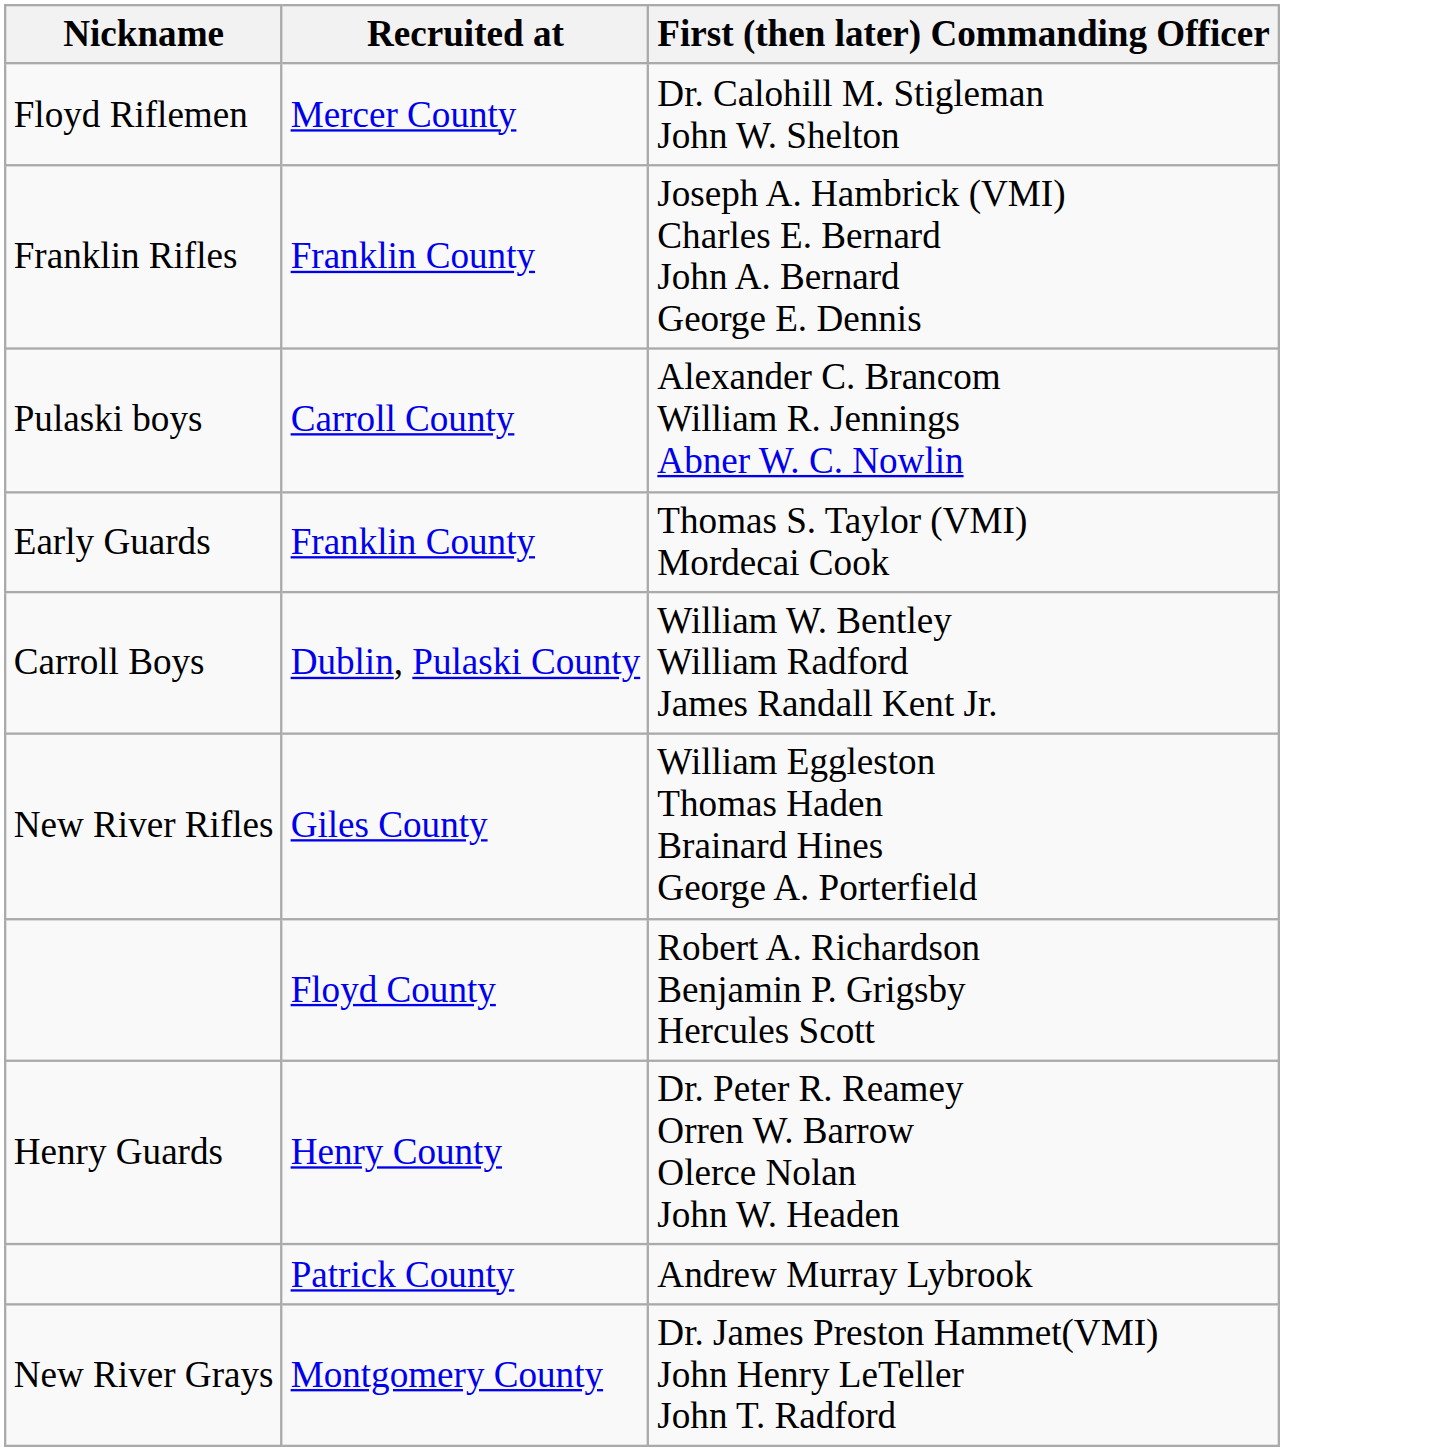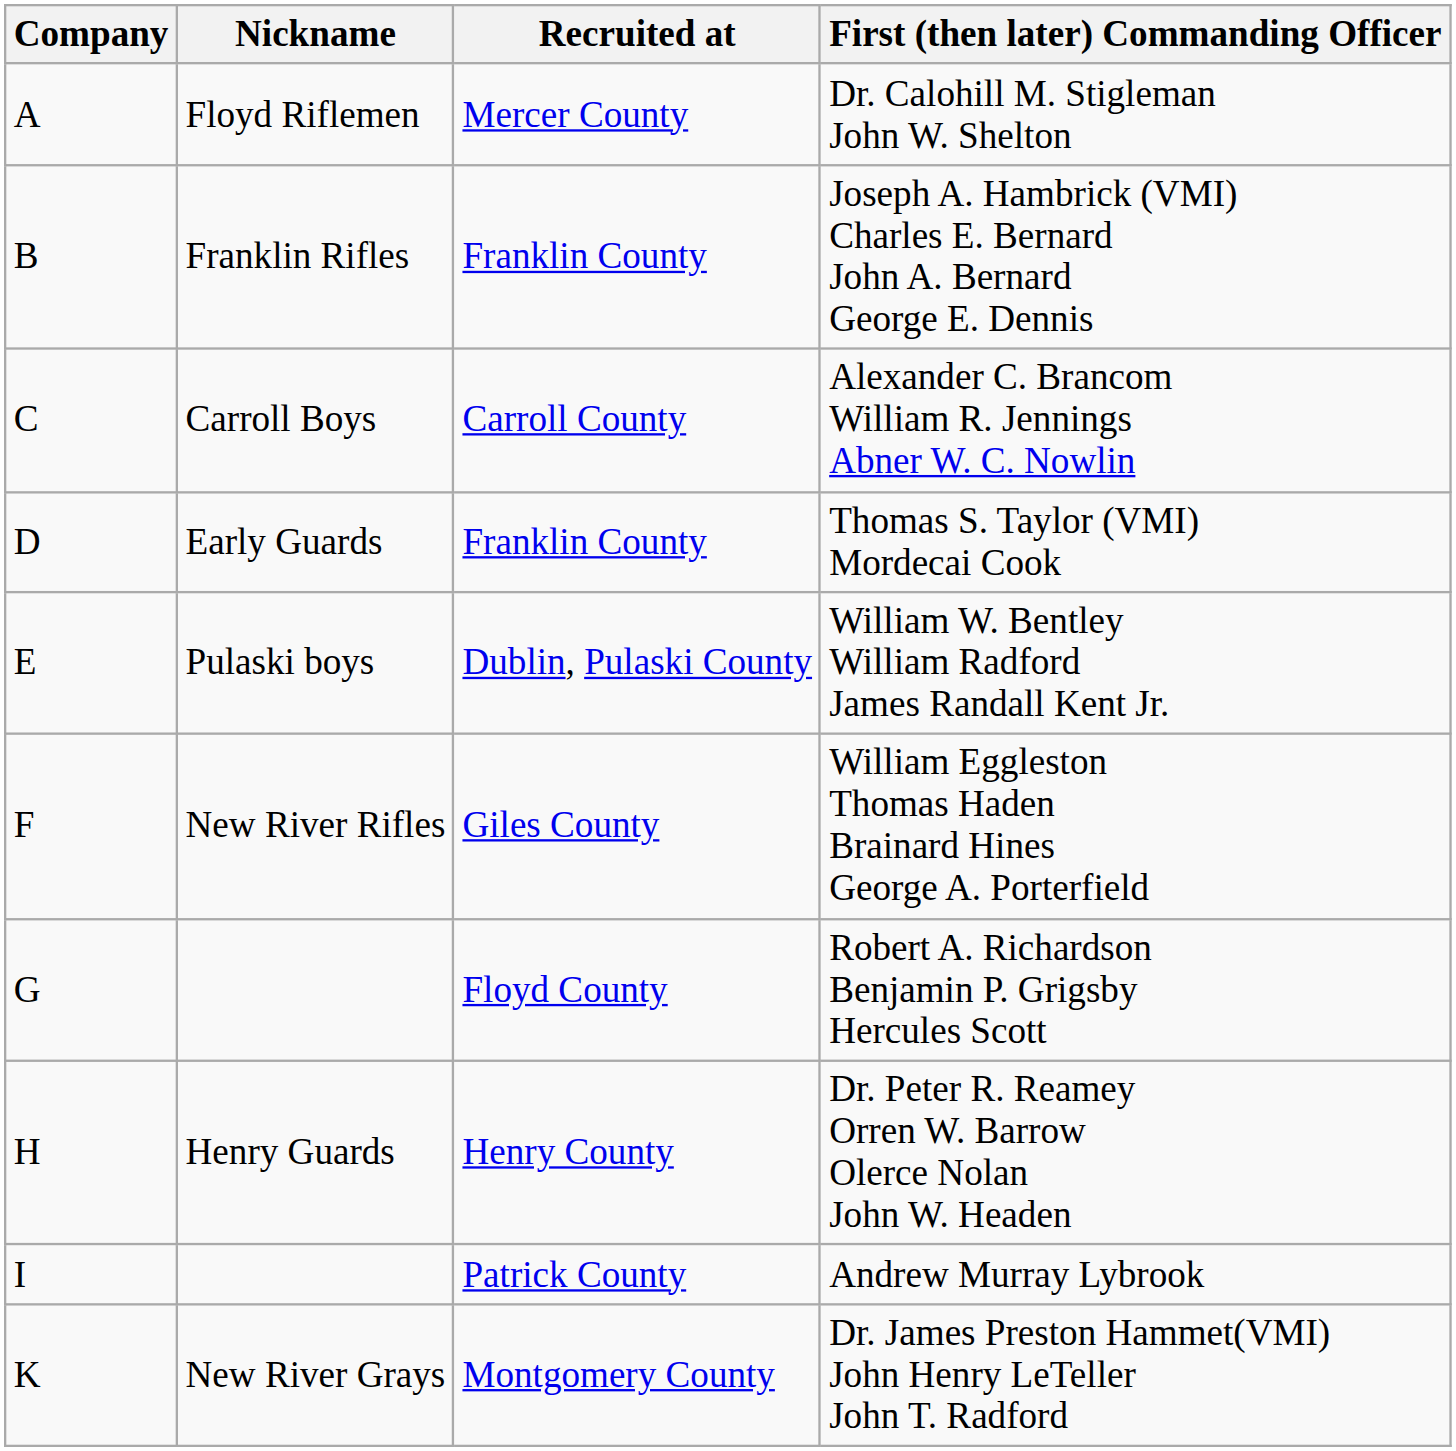+ column: (91, 33)
(108, 419) Pulaski boys -> (281, 419) Carroll Boys
(109, 662) Carroll Boys -> (280, 662) Pulaski boys
